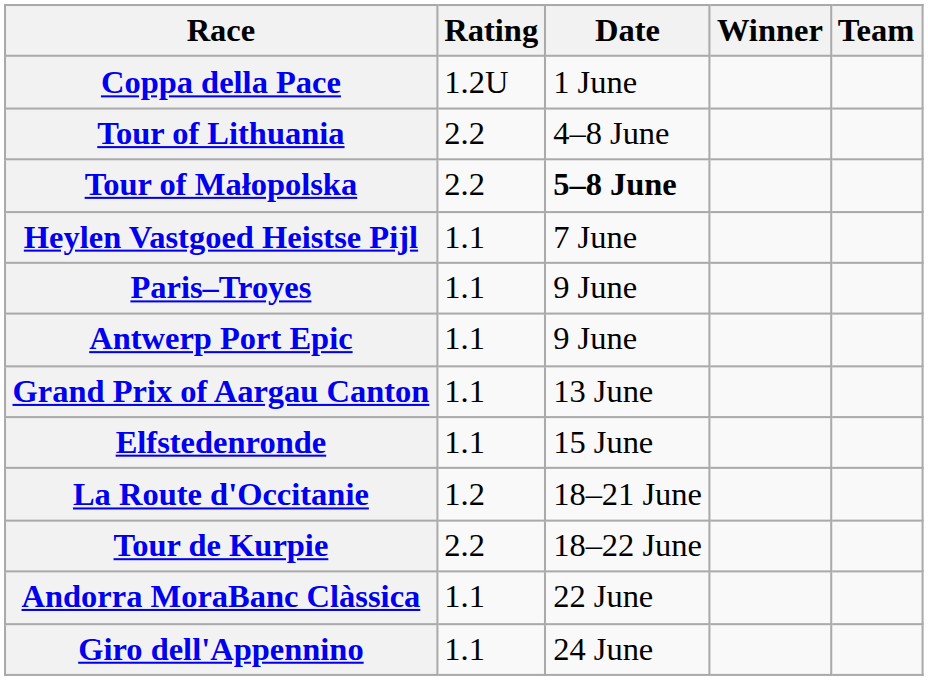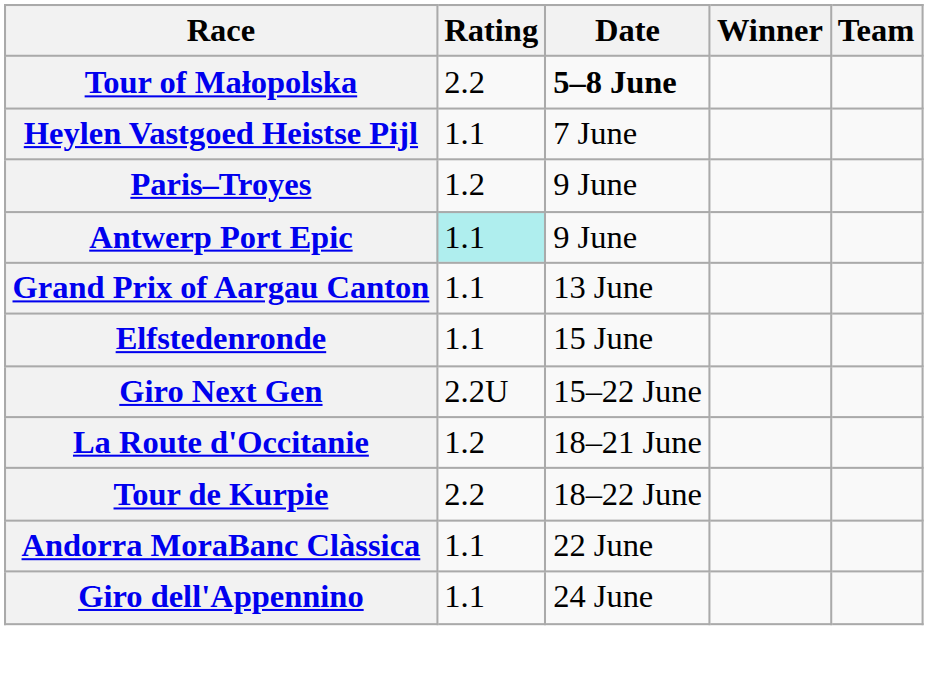- row: (221, 81)
- row: (221, 133)
(465, 287) 1.1 -> (465, 184) 1.2
(465, 339) no background -> (465, 236) paleturquoise background
+ row: (221, 390)
